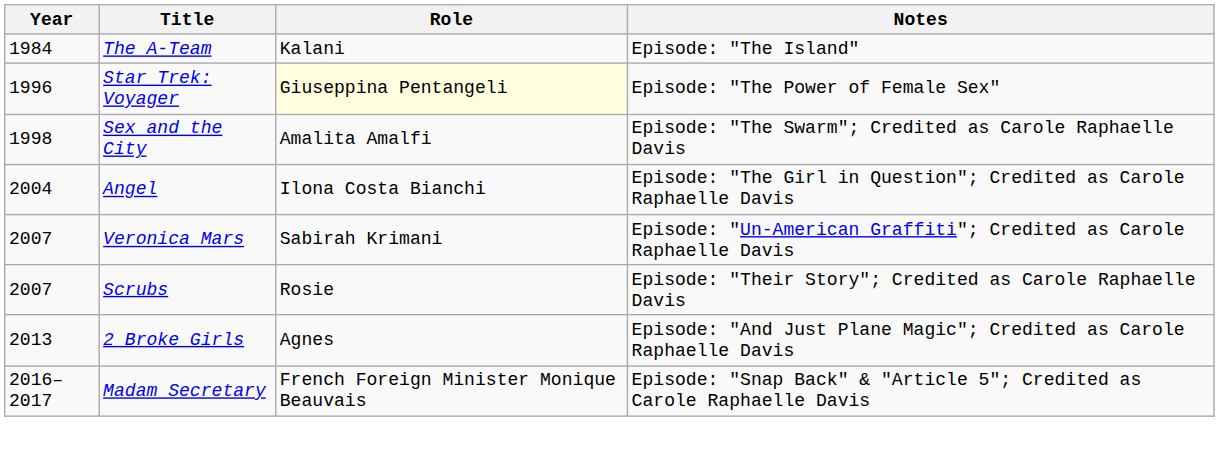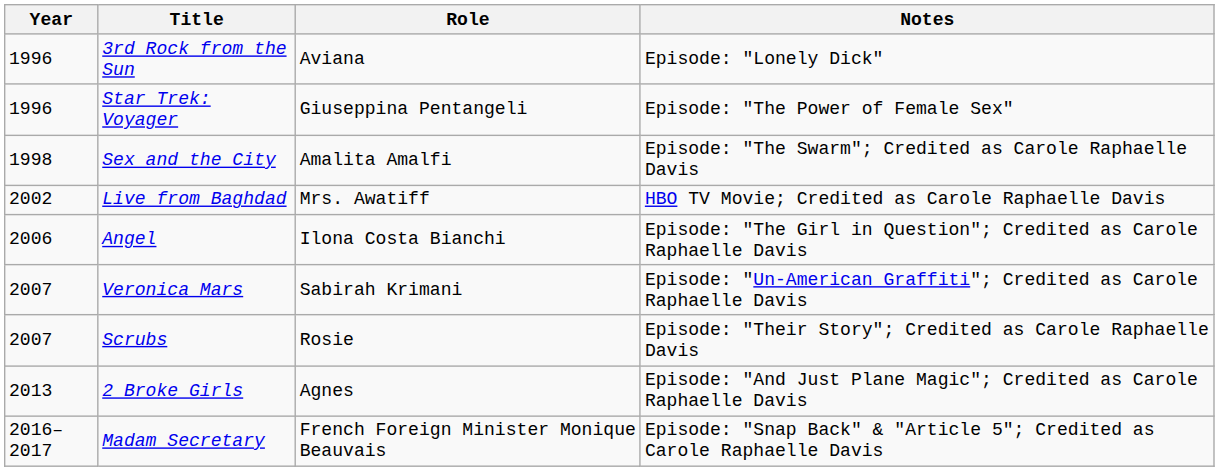- row: (157, 49)
+ row: (194, 59)
(394, 89) lightyellow background -> (414, 110) no background
+ row: (194, 200)
(31, 189) 2004 -> (31, 240) 2006
